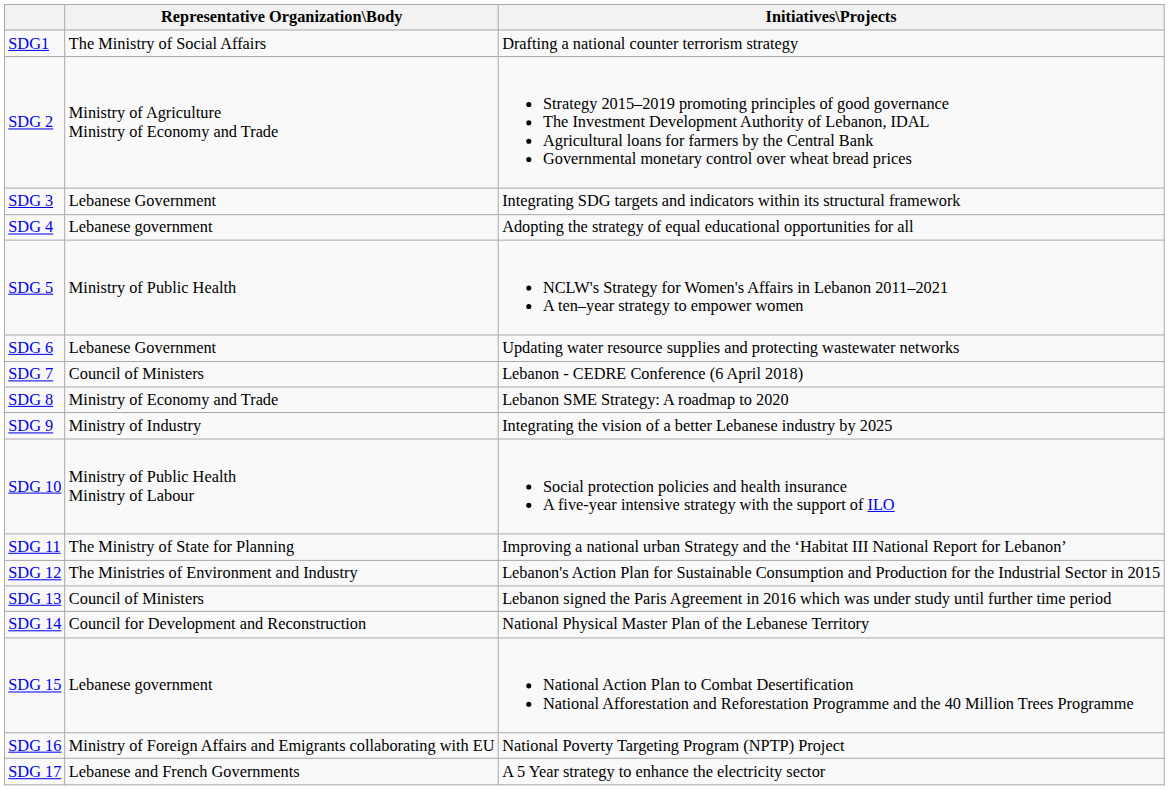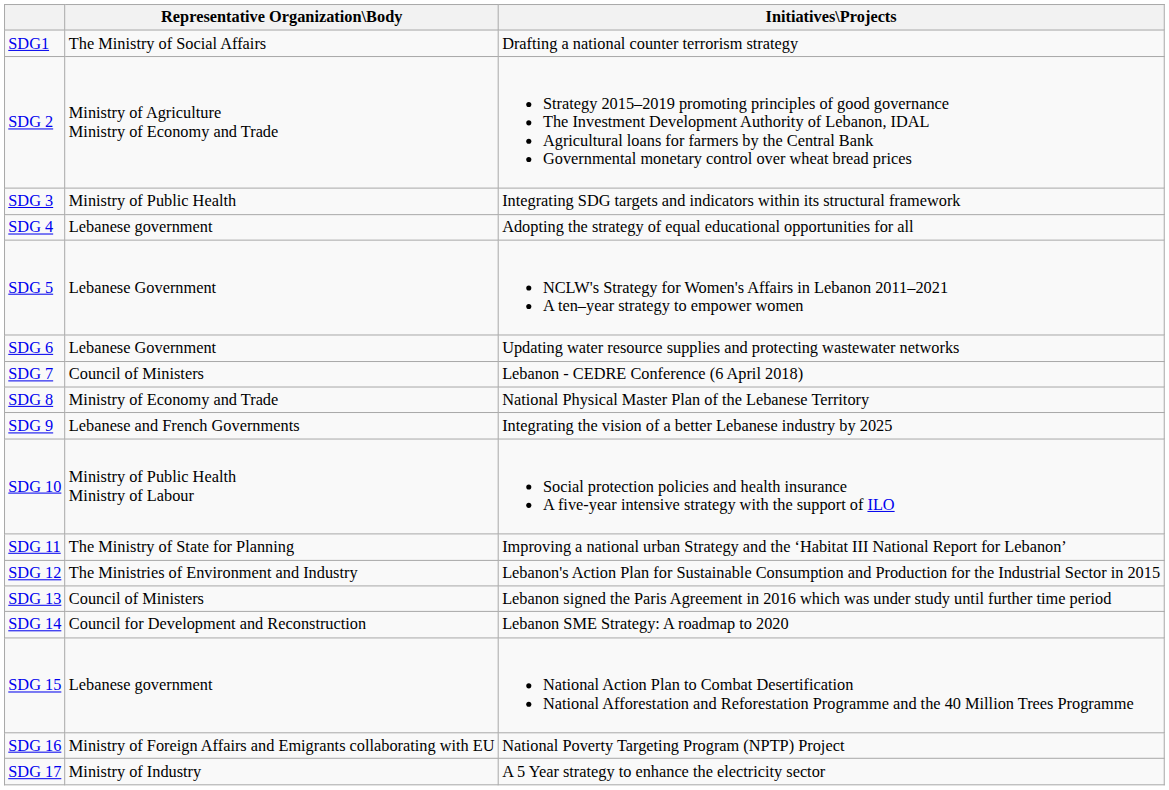(142, 201) Lebanese Government -> (152, 201) Ministry of Public Health
(152, 287) Ministry of Public Health -> (142, 287) Lebanese Government
(645, 399) Lebanon SME Strategy: A roadmap to 2020 -> (686, 399) National Physical Master Plan of the Lebanese Territory
(135, 425) Ministry of Industry -> (184, 425) Lebanese and French Governments
(686, 624) National Physical Master Plan of the Lebanese Territory -> (645, 624) Lebanon SME Strategy: A roadmap to 2020
(184, 771) Lebanese and French Governments -> (135, 771) Ministry of Industry
